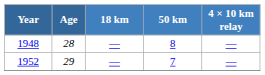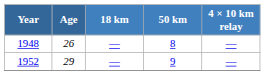(69, 44) 28 -> (69, 44) 26
(173, 61) 7 -> (173, 61) 9
